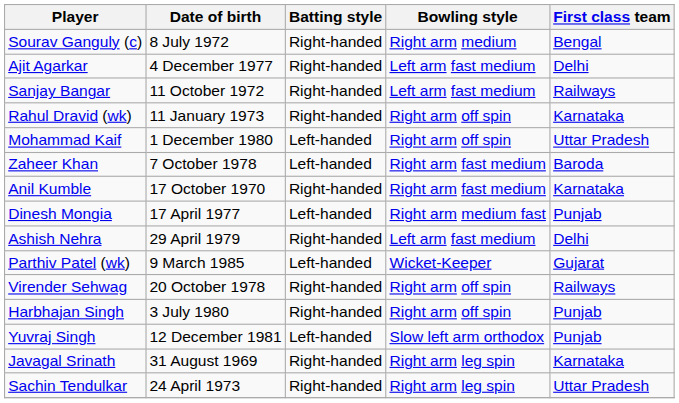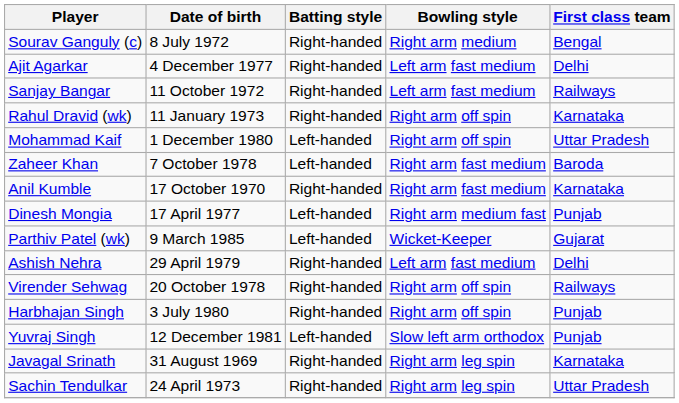rows swapped: (55, 238) <-> (69, 263)
